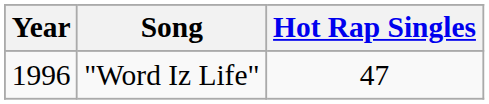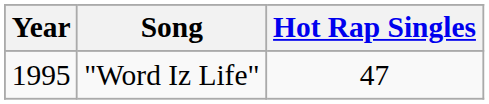(41, 74) 1996 -> (41, 74) 1995
